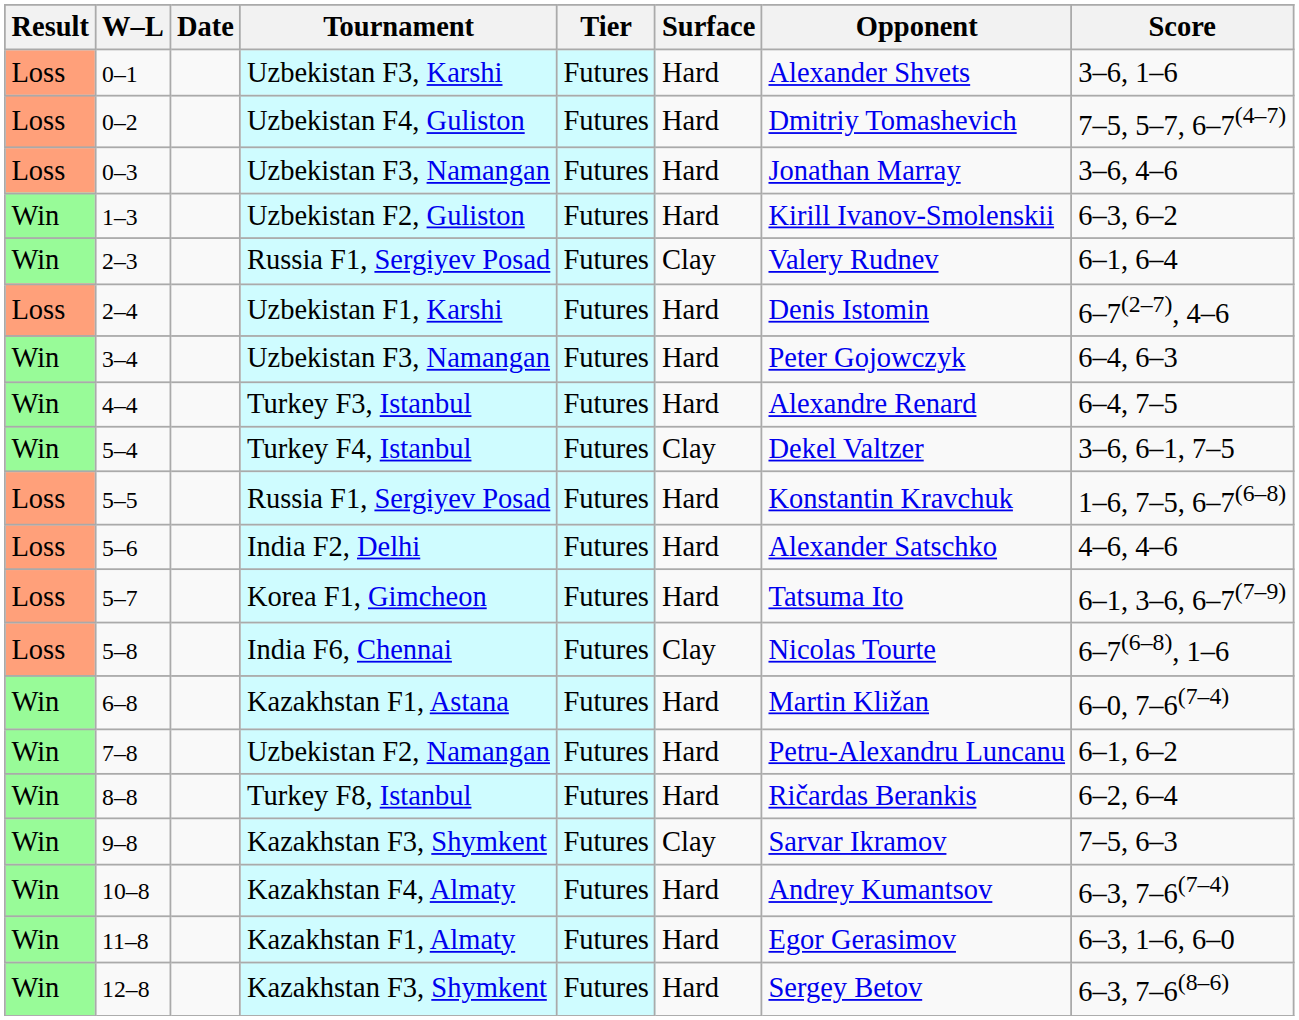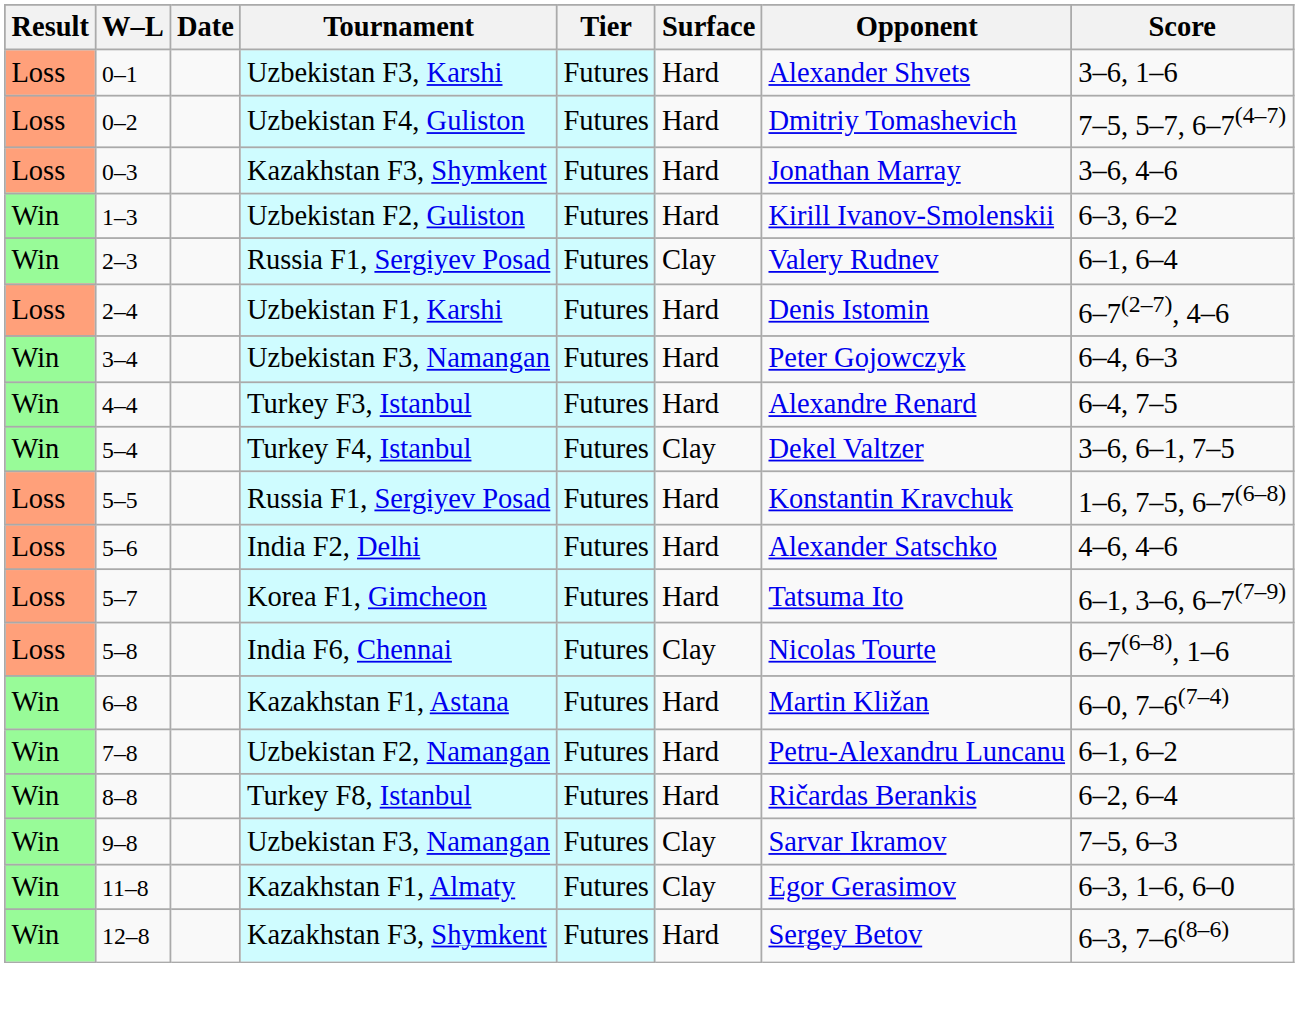(398, 170) Uzbekistan F3, Namangan -> (397, 170) Kazakhstan F3, Shymkent
(397, 841) Kazakhstan F3, Shymkent -> (398, 841) Uzbekistan F3, Namangan
- row: (126, 891)
(690, 939) Hard -> (689, 886) Clay
